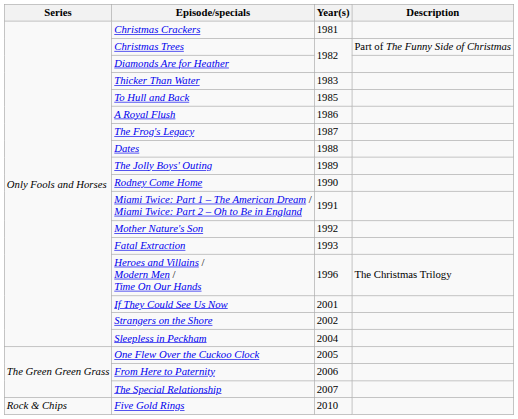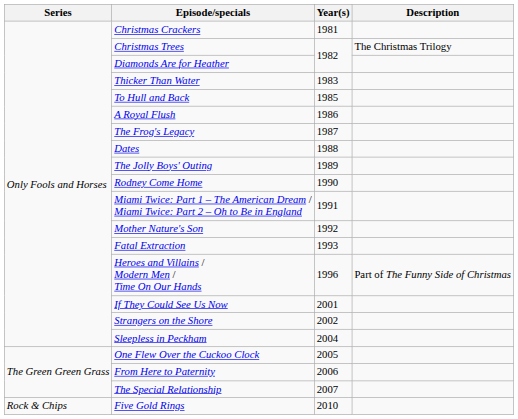(433, 47) Part of The Funny Side of Christmas -> (403, 47) The Christmas Trilogy
(403, 275) The Christmas Trilogy -> (433, 275) Part of The Funny Side of Christmas
